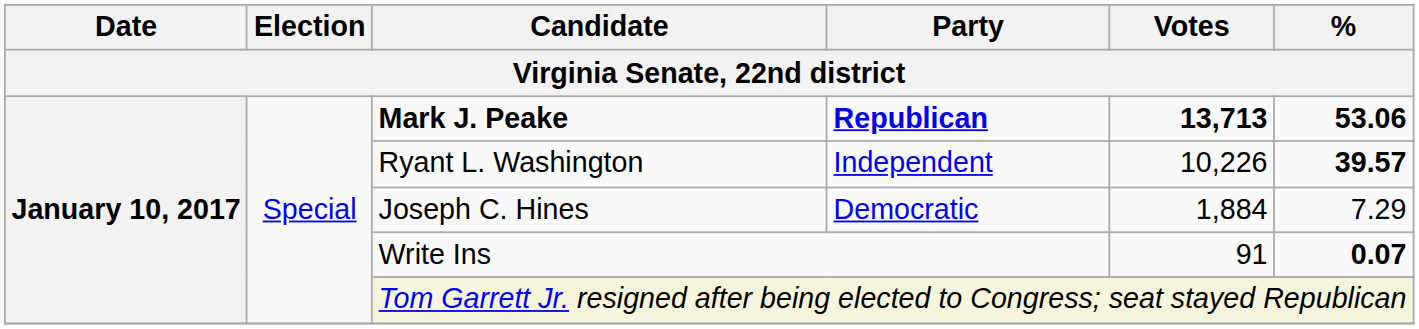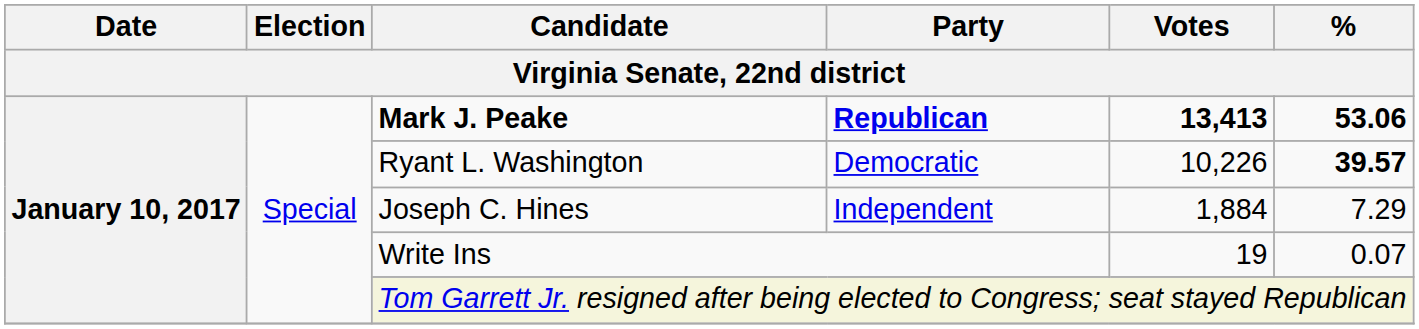(1224, 118) 13,713 -> (1224, 118) 13,413
(913, 163) Independent -> (906, 163) Democratic
(906, 208) Democratic -> (913, 208) Independent
(1252, 254) 91 -> (1252, 254) 19
(1379, 254) bold -> (1379, 254) normal
